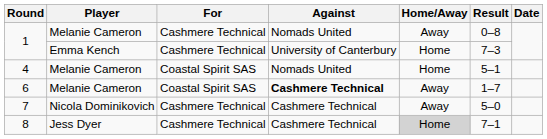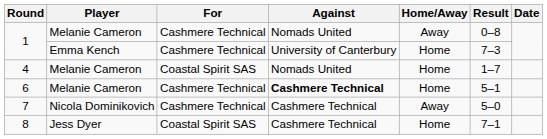(491, 69) 5–1 -> (491, 69) 1–7
(208, 87) Coastal Spirit SAS -> (213, 87) Cashmere Technical
(435, 87) Away -> (435, 87) Home
(491, 87) 1–7 -> (491, 87) 5–1
(213, 124) Cashmere Technical -> (208, 124) Coastal Spirit SAS
(435, 124) lightgrey background -> (435, 124) no background
